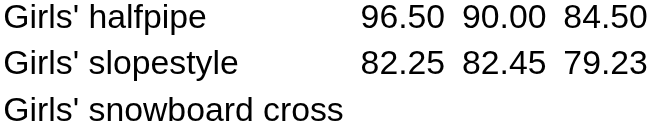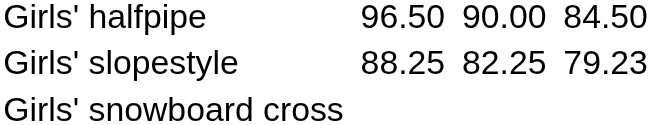(403, 63) 82.25 -> (403, 63) 88.25
(504, 63) 82.45 -> (504, 63) 82.25
